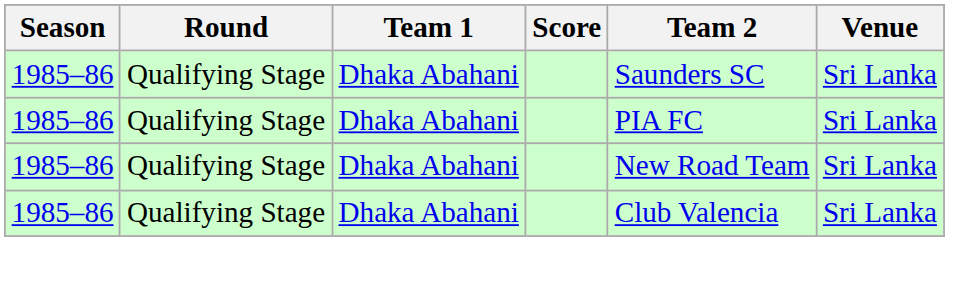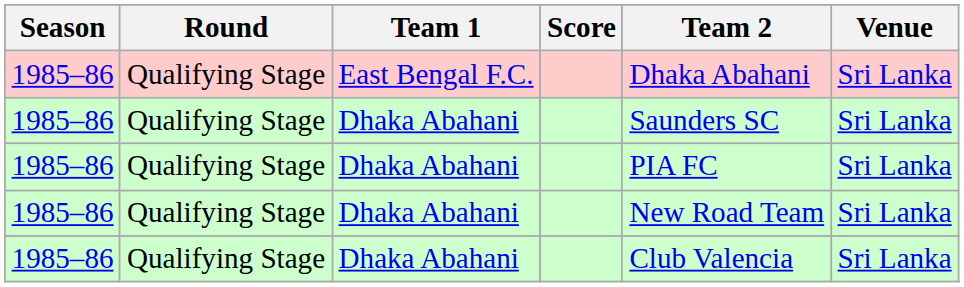+ row: (63, 73)
